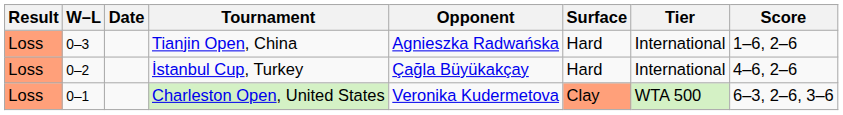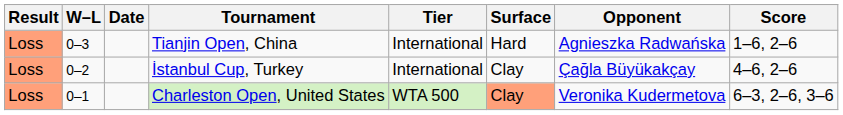columns swapped: (680, 17) <-> (476, 17)
(584, 69) Hard -> (507, 69) Clay
